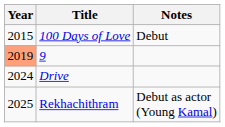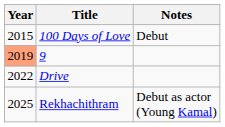(20, 76) 2024 -> (20, 76) 2022
